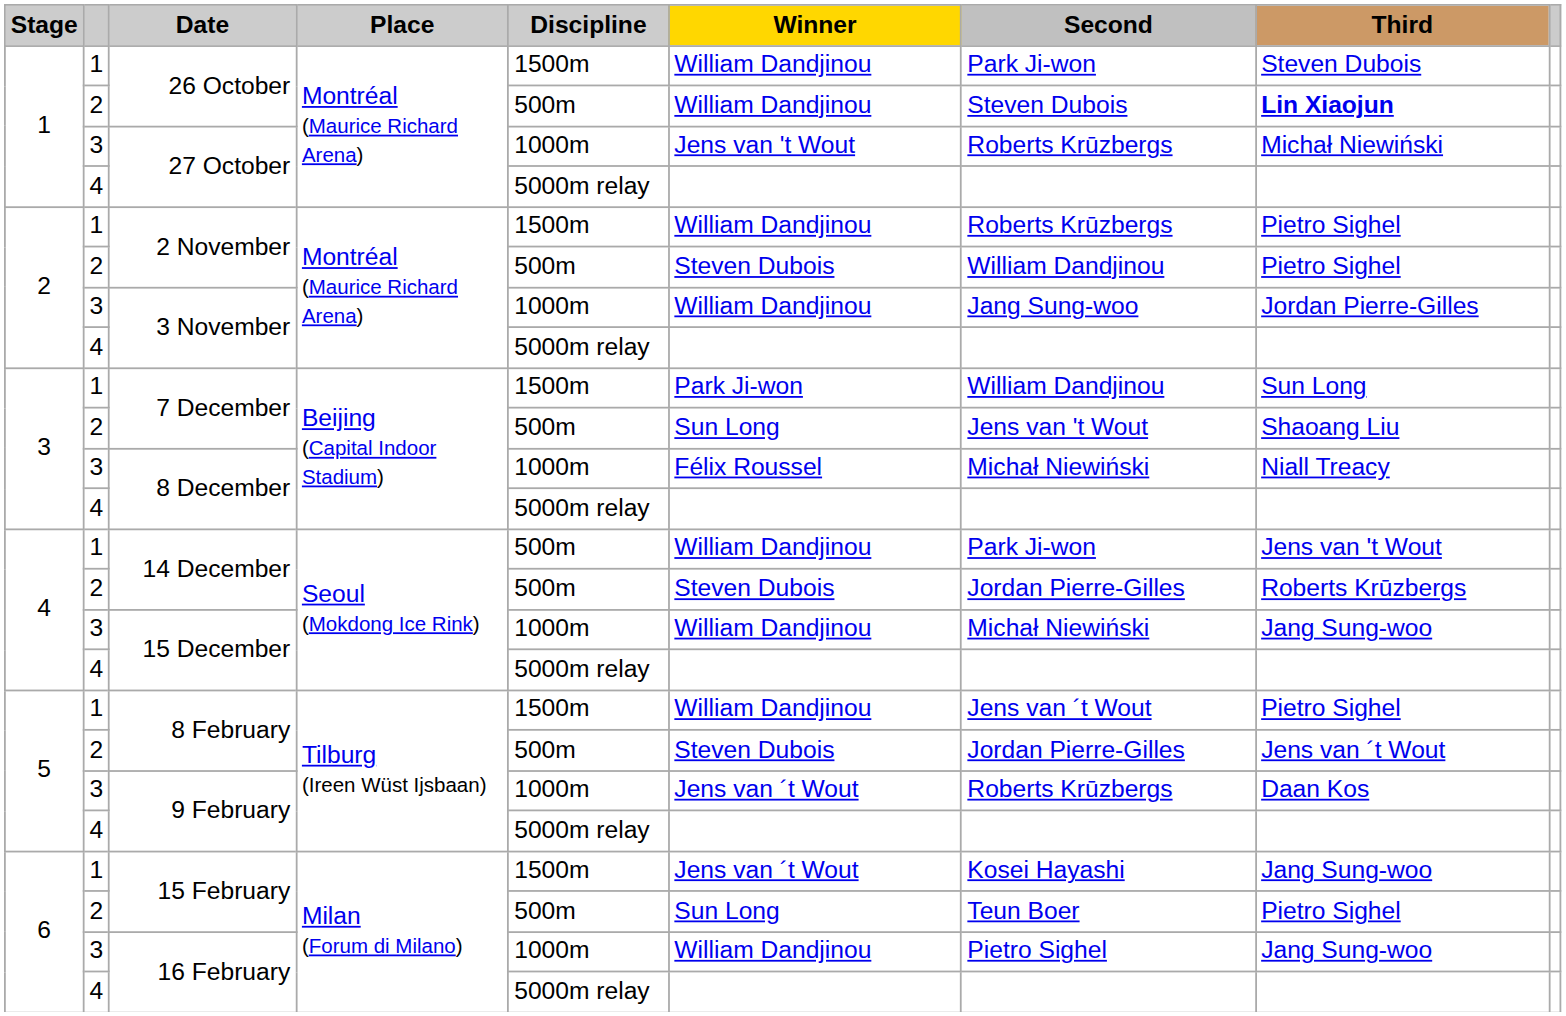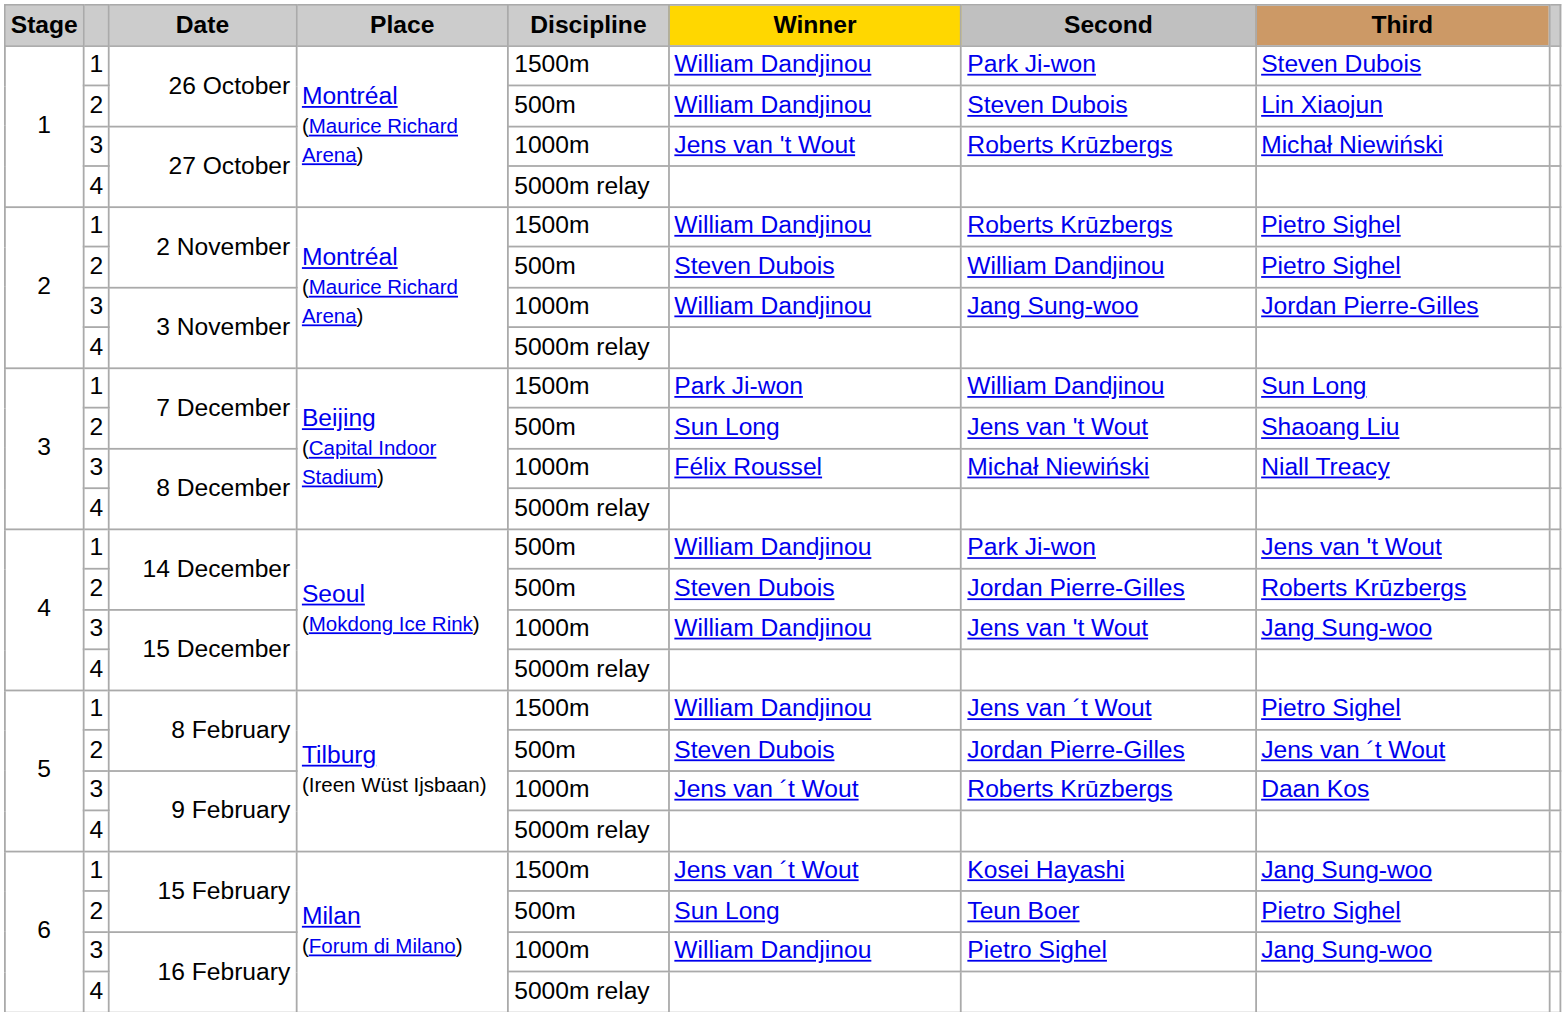(1327, 104) bold -> (1322, 104) normal
(1058, 628) Michał Niewiński -> (1058, 628) Jens van 't Wout
